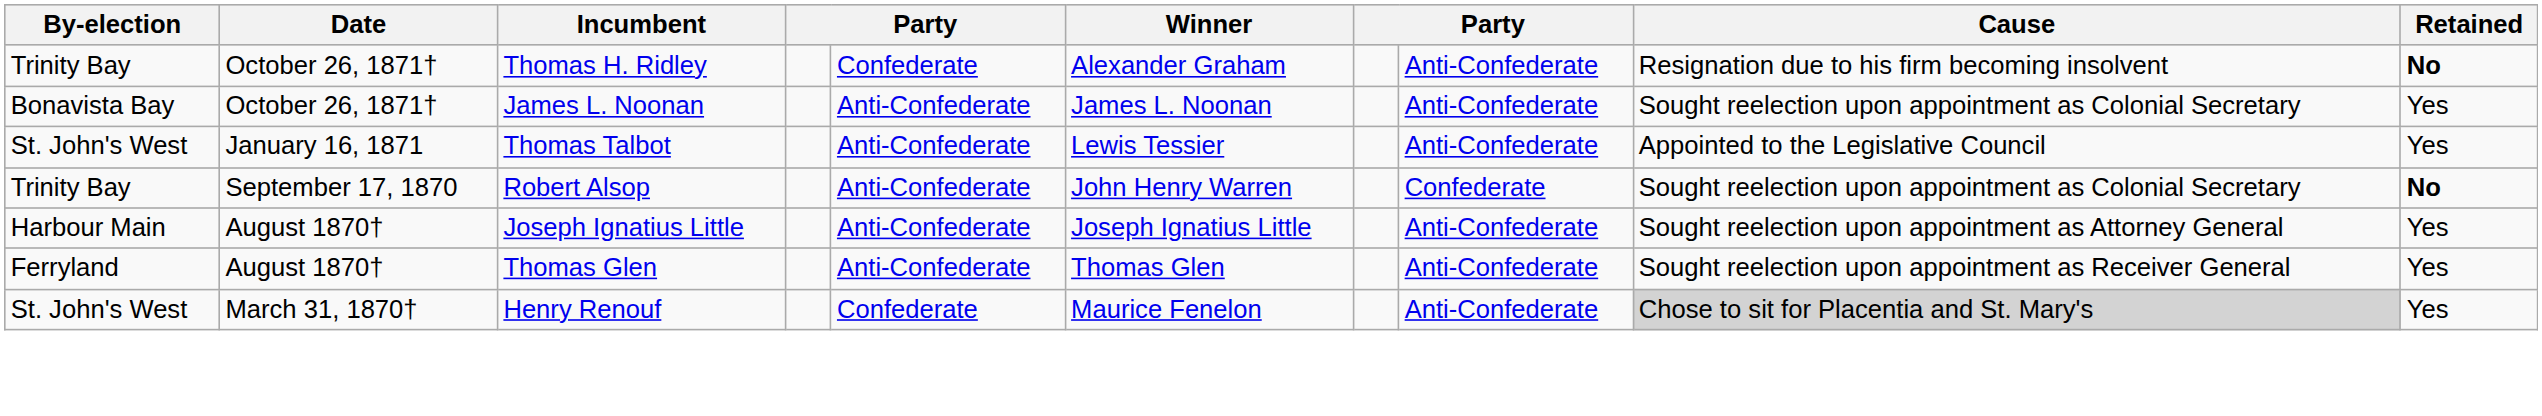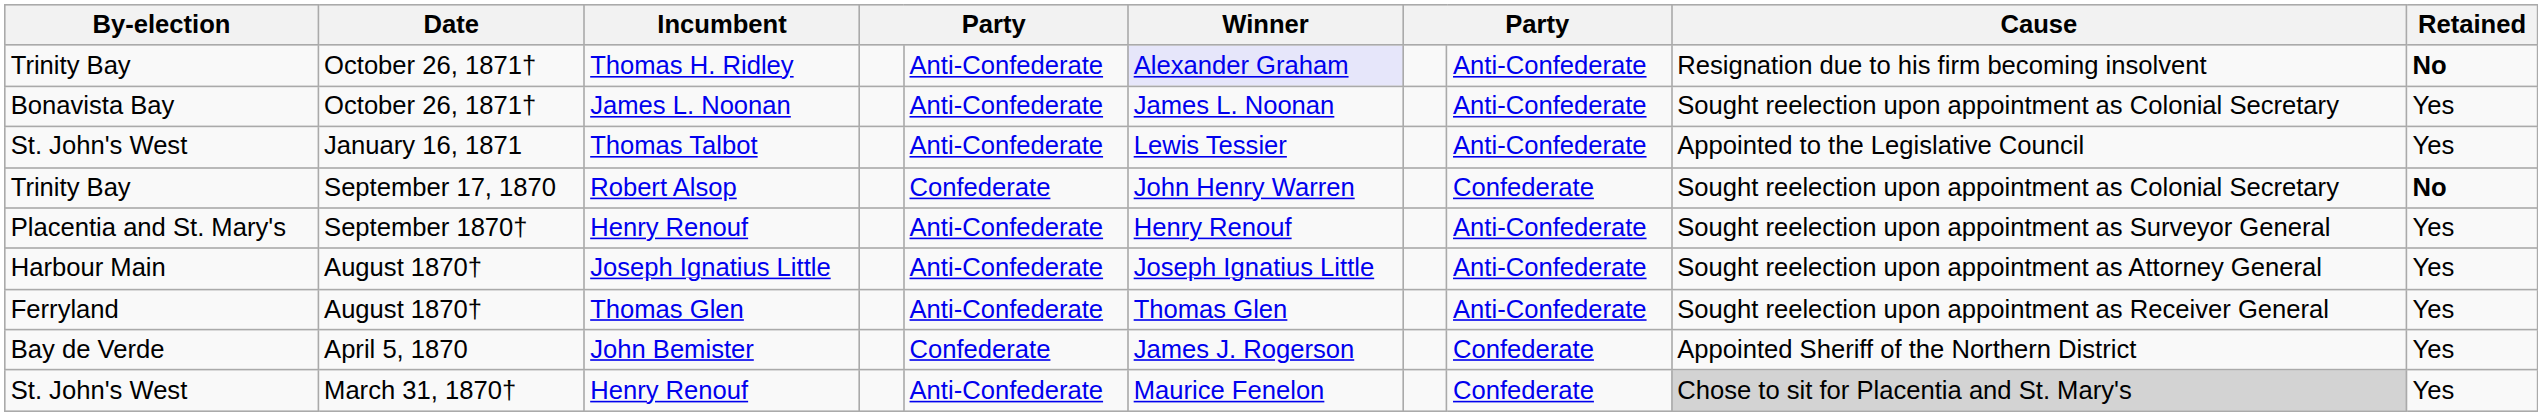(907, 65) Confederate -> (1006, 65) Anti-Confederate
(1179, 65) no background -> (1241, 65) lavender background
(934, 187) Anti-Confederate -> (980, 187) Confederate
+ row: (148, 227)
+ row: (88, 349)
(907, 308) Confederate -> (1006, 390) Anti-Confederate
(1501, 308) Anti-Confederate -> (1523, 390) Confederate
